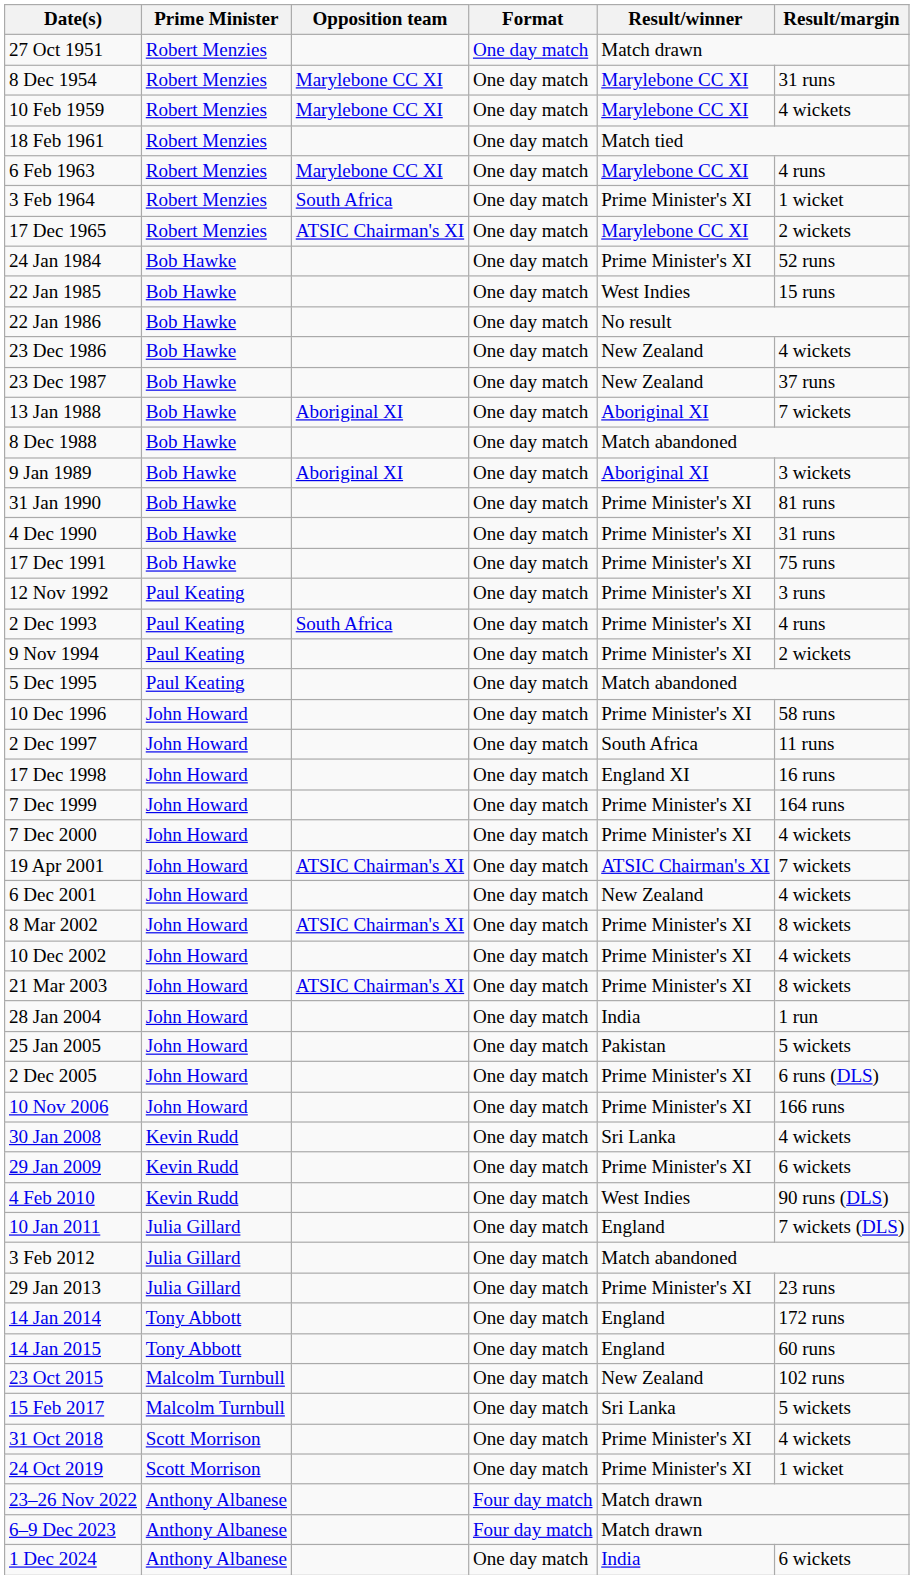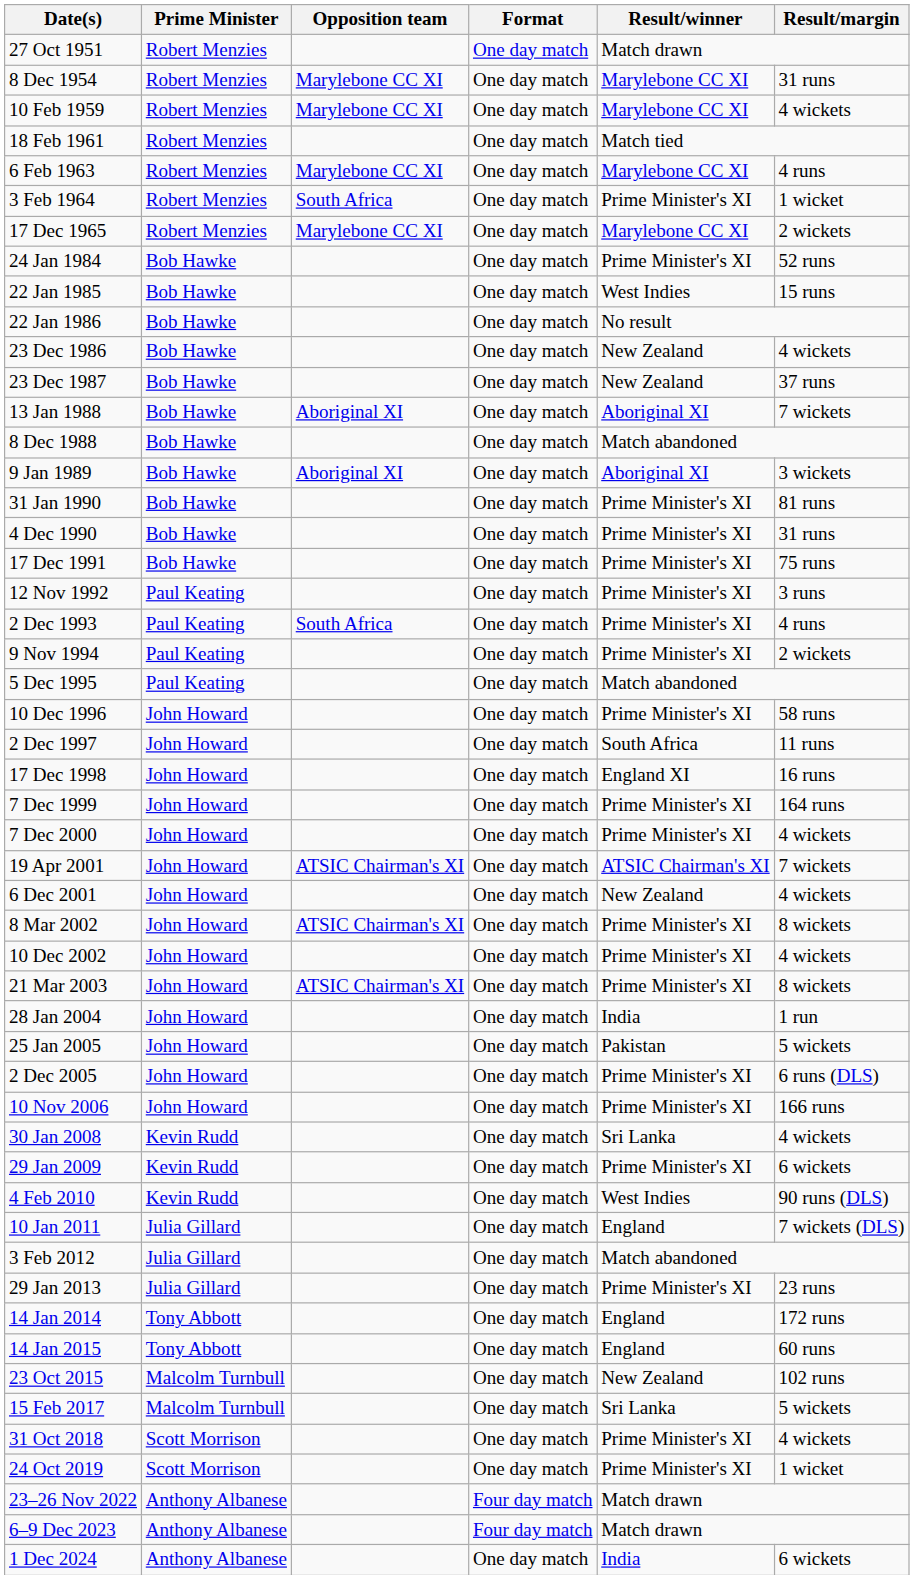(380, 230) ATSIC Chairman's XI -> (369, 230) Marylebone CC XI
